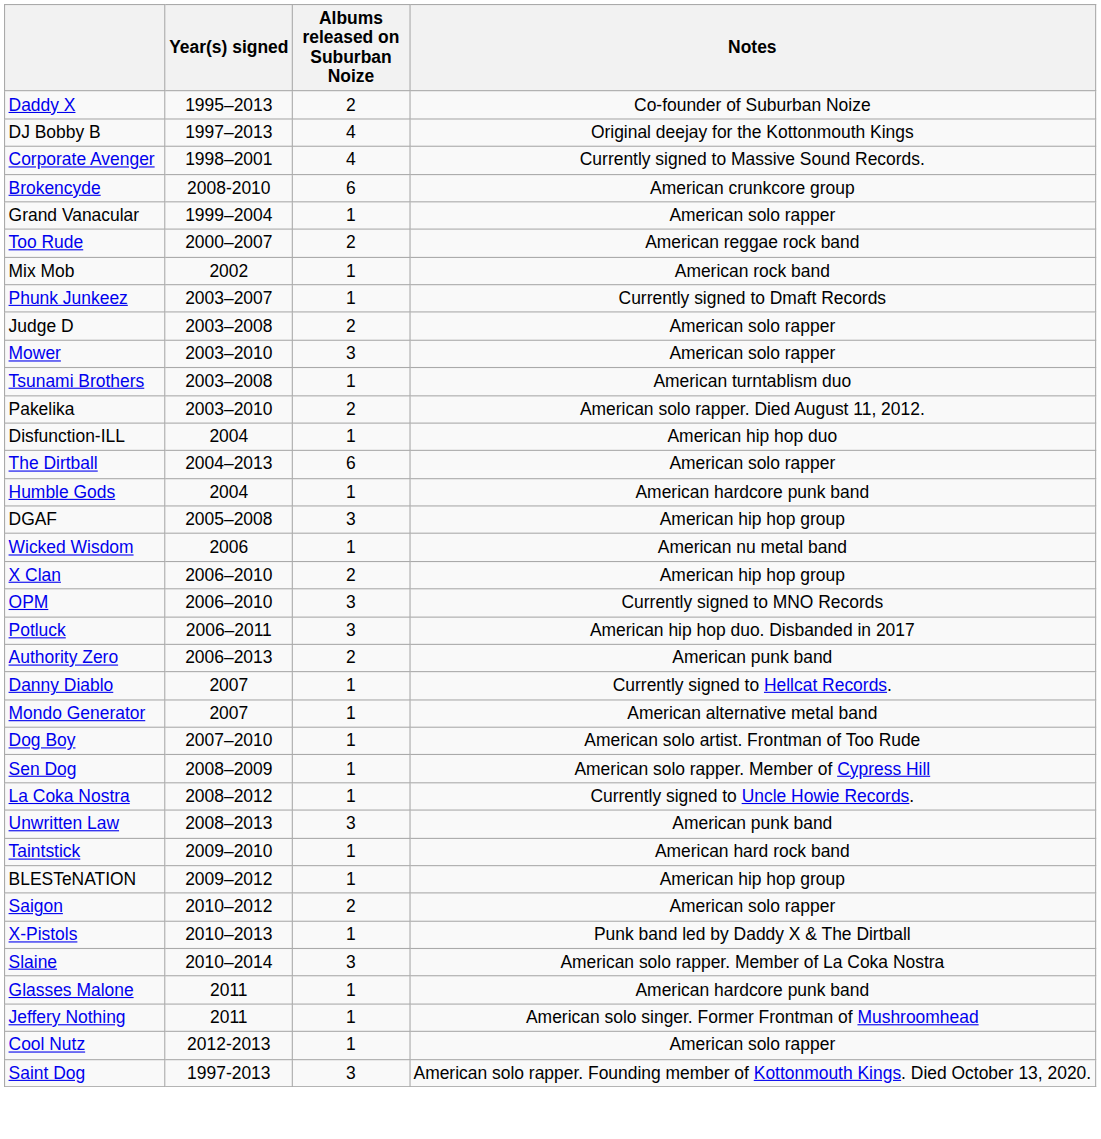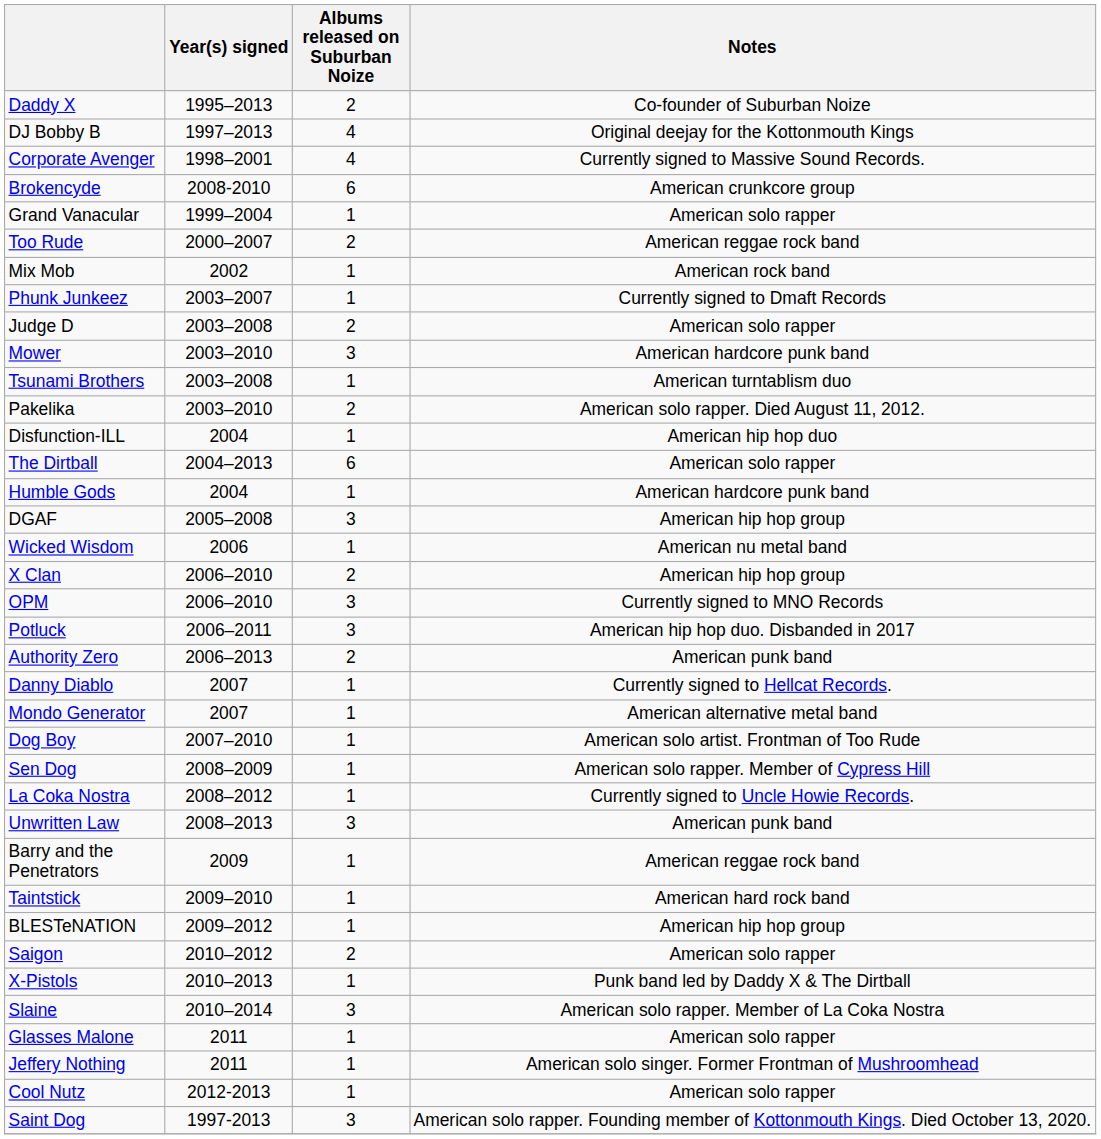(752, 353) American solo rapper -> (752, 353) American hardcore punk band
+ row: (61, 861)
(752, 989) American hardcore punk band -> (752, 1037) American solo rapper
